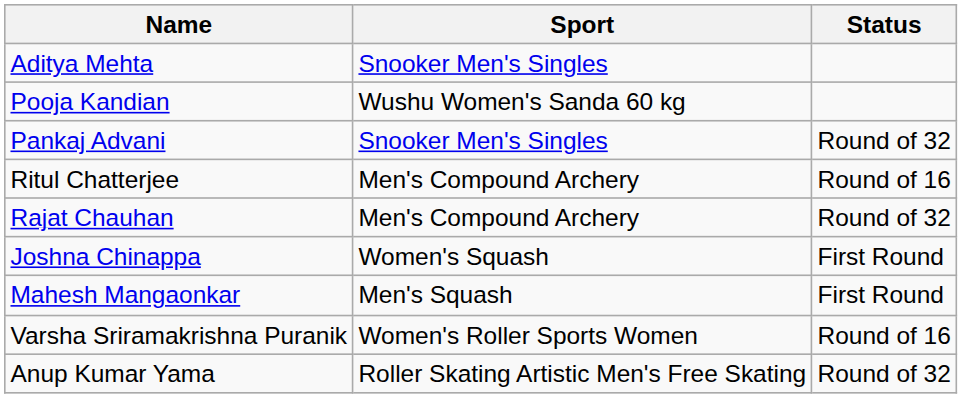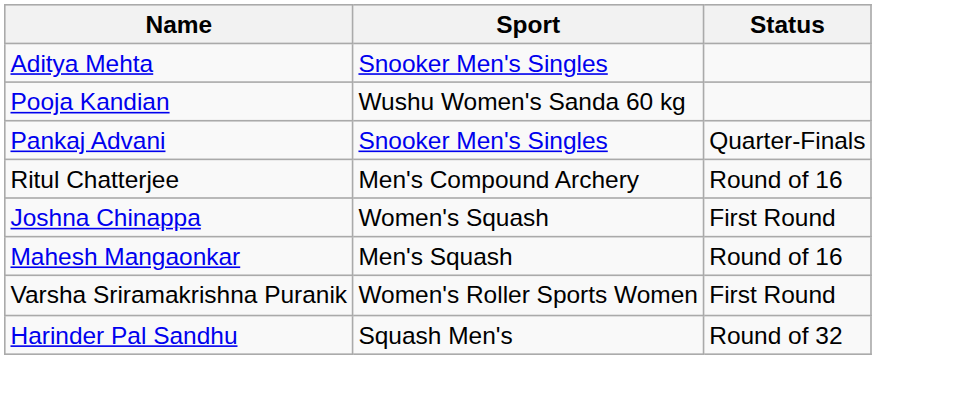(884, 141) Round of 32 -> (787, 141) Quarter-Finals
- row: (92, 218)
(881, 296) First Round -> (776, 257) Round of 16
(884, 334) Round of 16 -> (772, 296) First Round
+ row: (124, 334)
- row: (113, 373)
